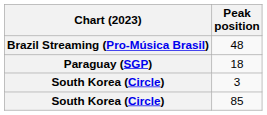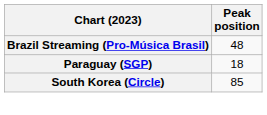- row: (237, 82)
